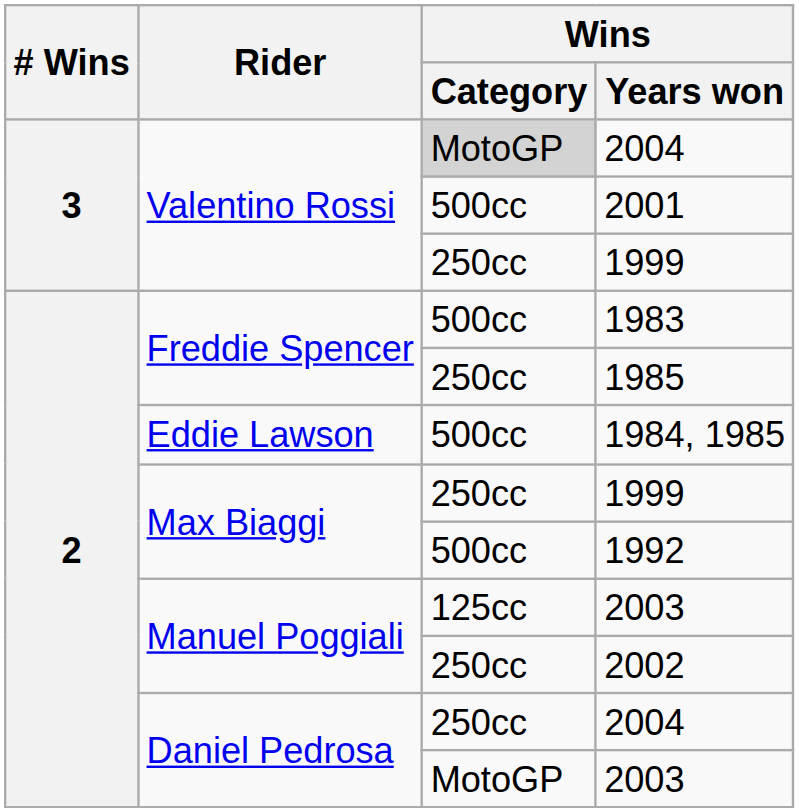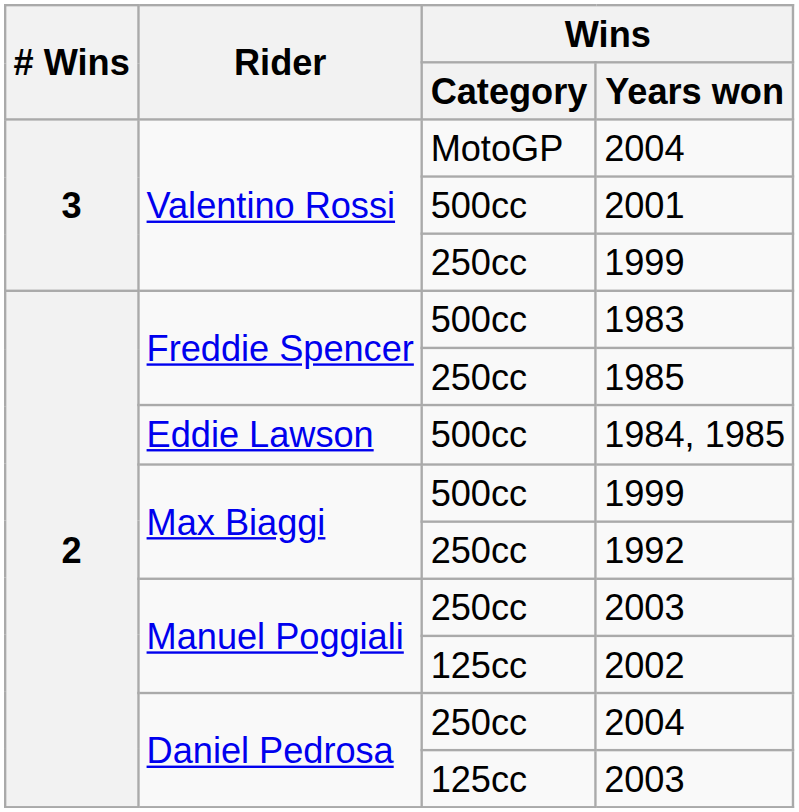(497, 149) lightgrey background -> (497, 149) no background
(479, 492) 250cc -> (479, 492) 500cc
(479, 549) 500cc -> (479, 549) 250cc
(479, 607) 125cc -> (479, 607) 250cc
(479, 664) 250cc -> (479, 664) 125cc
(497, 779) MotoGP -> (479, 779) 125cc
